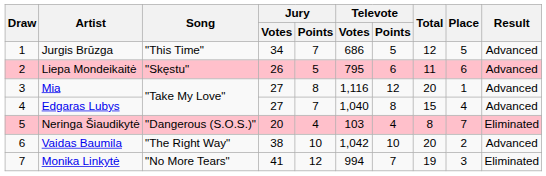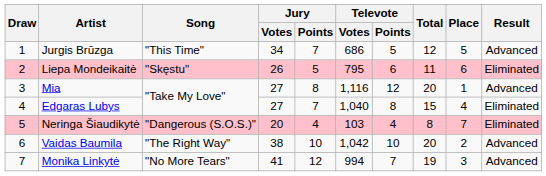(512, 69) Advanced -> (512, 69) Eliminated
(512, 106) Advanced -> (512, 106) Eliminated
(512, 161) Eliminated -> (512, 161) Advanced
